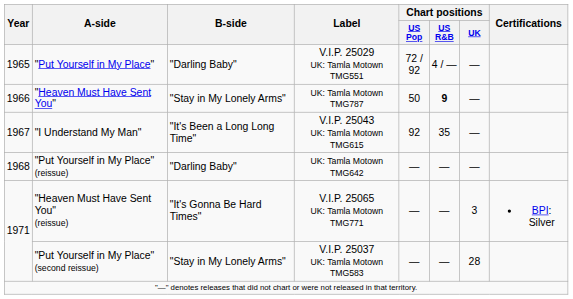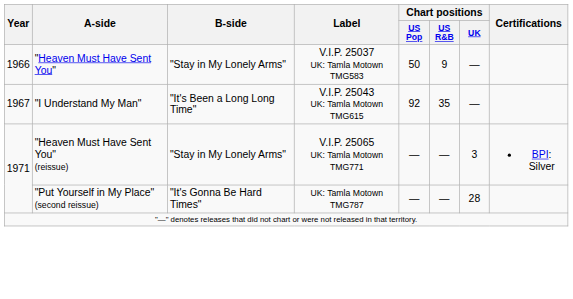- row: (94, 64)
(347, 99) UK: Tamla Motown TMG787 -> (347, 64) V.I.P. 25037 UK: Tamla Motown TMG583
(444, 98) bold -> (444, 64) normal
- row: (94, 166)
(216, 211) "It's Gonna Be Hard Times" -> (228, 154) "Stay in My Lonely Arms"
(228, 261) "Stay in My Lonely Arms" -> (216, 199) "It's Gonna Be Hard Times"
(347, 261) V.I.P. 25037 UK: Tamla Motown TMG583 -> (347, 199) UK: Tamla Motown TMG787
